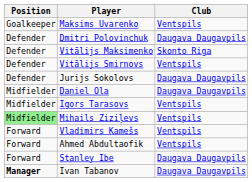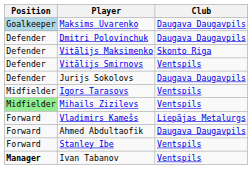(31, 24) no background -> (31, 24) lightblue background
(179, 24) Ventspils -> (201, 24) Daugava Daugavpils
- row: (84, 91)
(179, 131) Ventspils -> (201, 118) Liepājas Metalurgs
(179, 144) Ventspils -> (201, 131) Daugava Daugavpils
(201, 158) Daugava Daugavpils -> (179, 144) Ventspils
(201, 171) Daugava Daugavpils -> (179, 158) Ventspils
